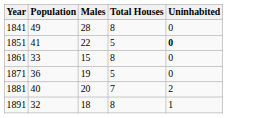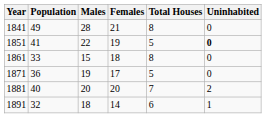+ column: (127, 12)
(113, 105) 8 -> (151, 105) 6
